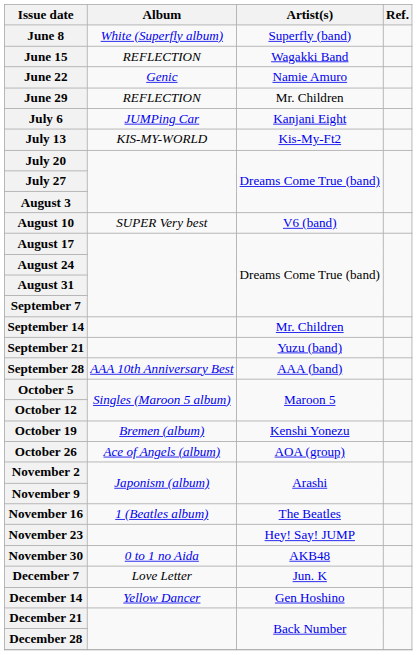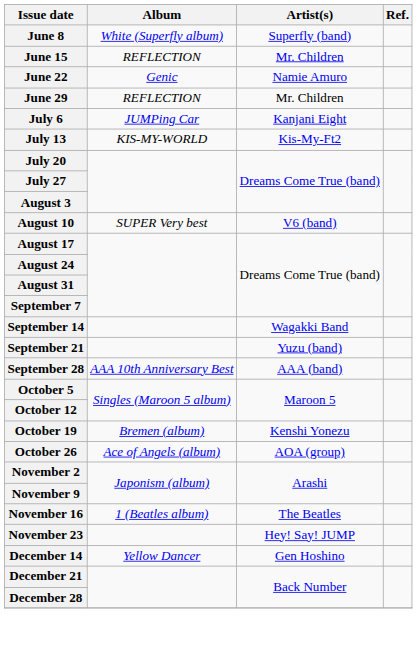(310, 56) Wagakki Band -> (310, 56) Mr. Children
(310, 327) Mr. Children -> (310, 327) Wagakki Band
- row: (46, 555)
- row: (46, 576)
